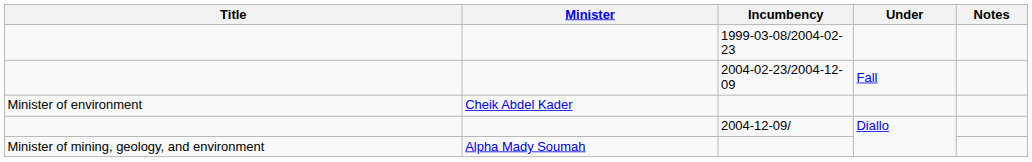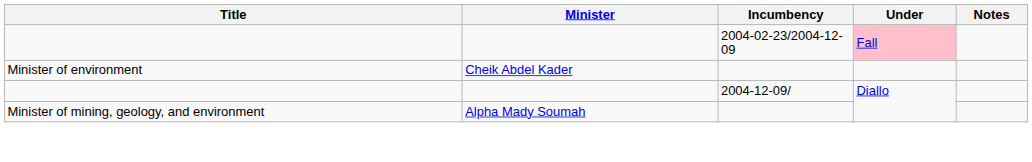- row: (233, 43)
(867, 77) no background -> (867, 42) pink background
